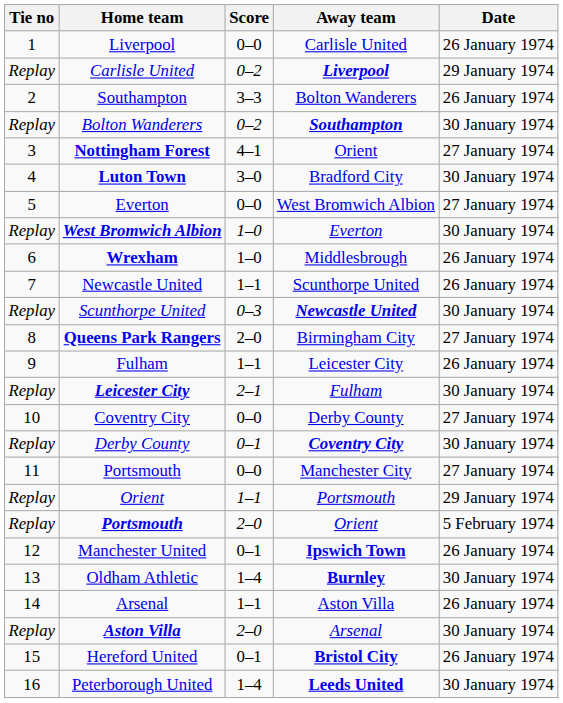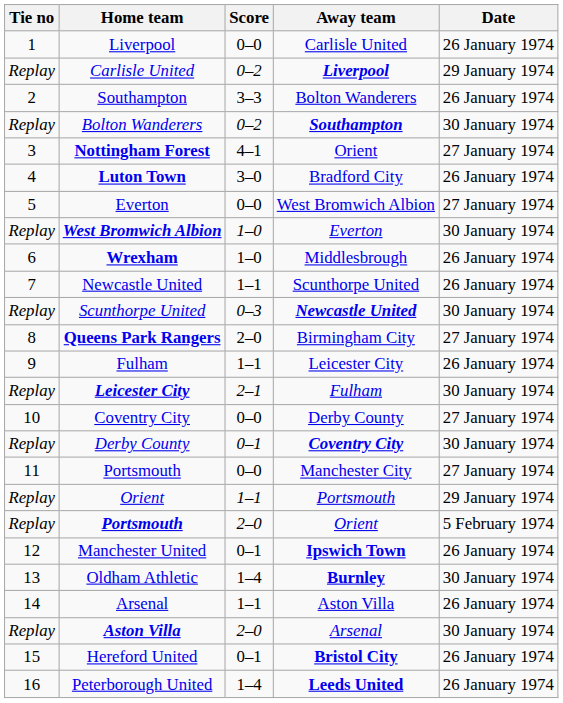(498, 177) 30 January 1974 -> (498, 177) 26 January 1974
(498, 683) 30 January 1974 -> (498, 683) 26 January 1974
